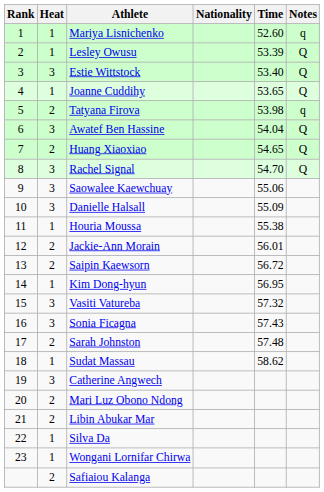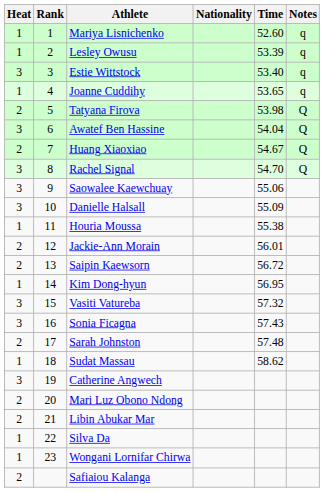columns swapped: (21, 14) <-> (52, 14)
(303, 52) Q -> (303, 52) q
(303, 72) Q -> (303, 72) q
(303, 91) Q -> (303, 91) q
(303, 110) q -> (303, 110) Q
(270, 149) 54.65 -> (270, 149) 54.67
